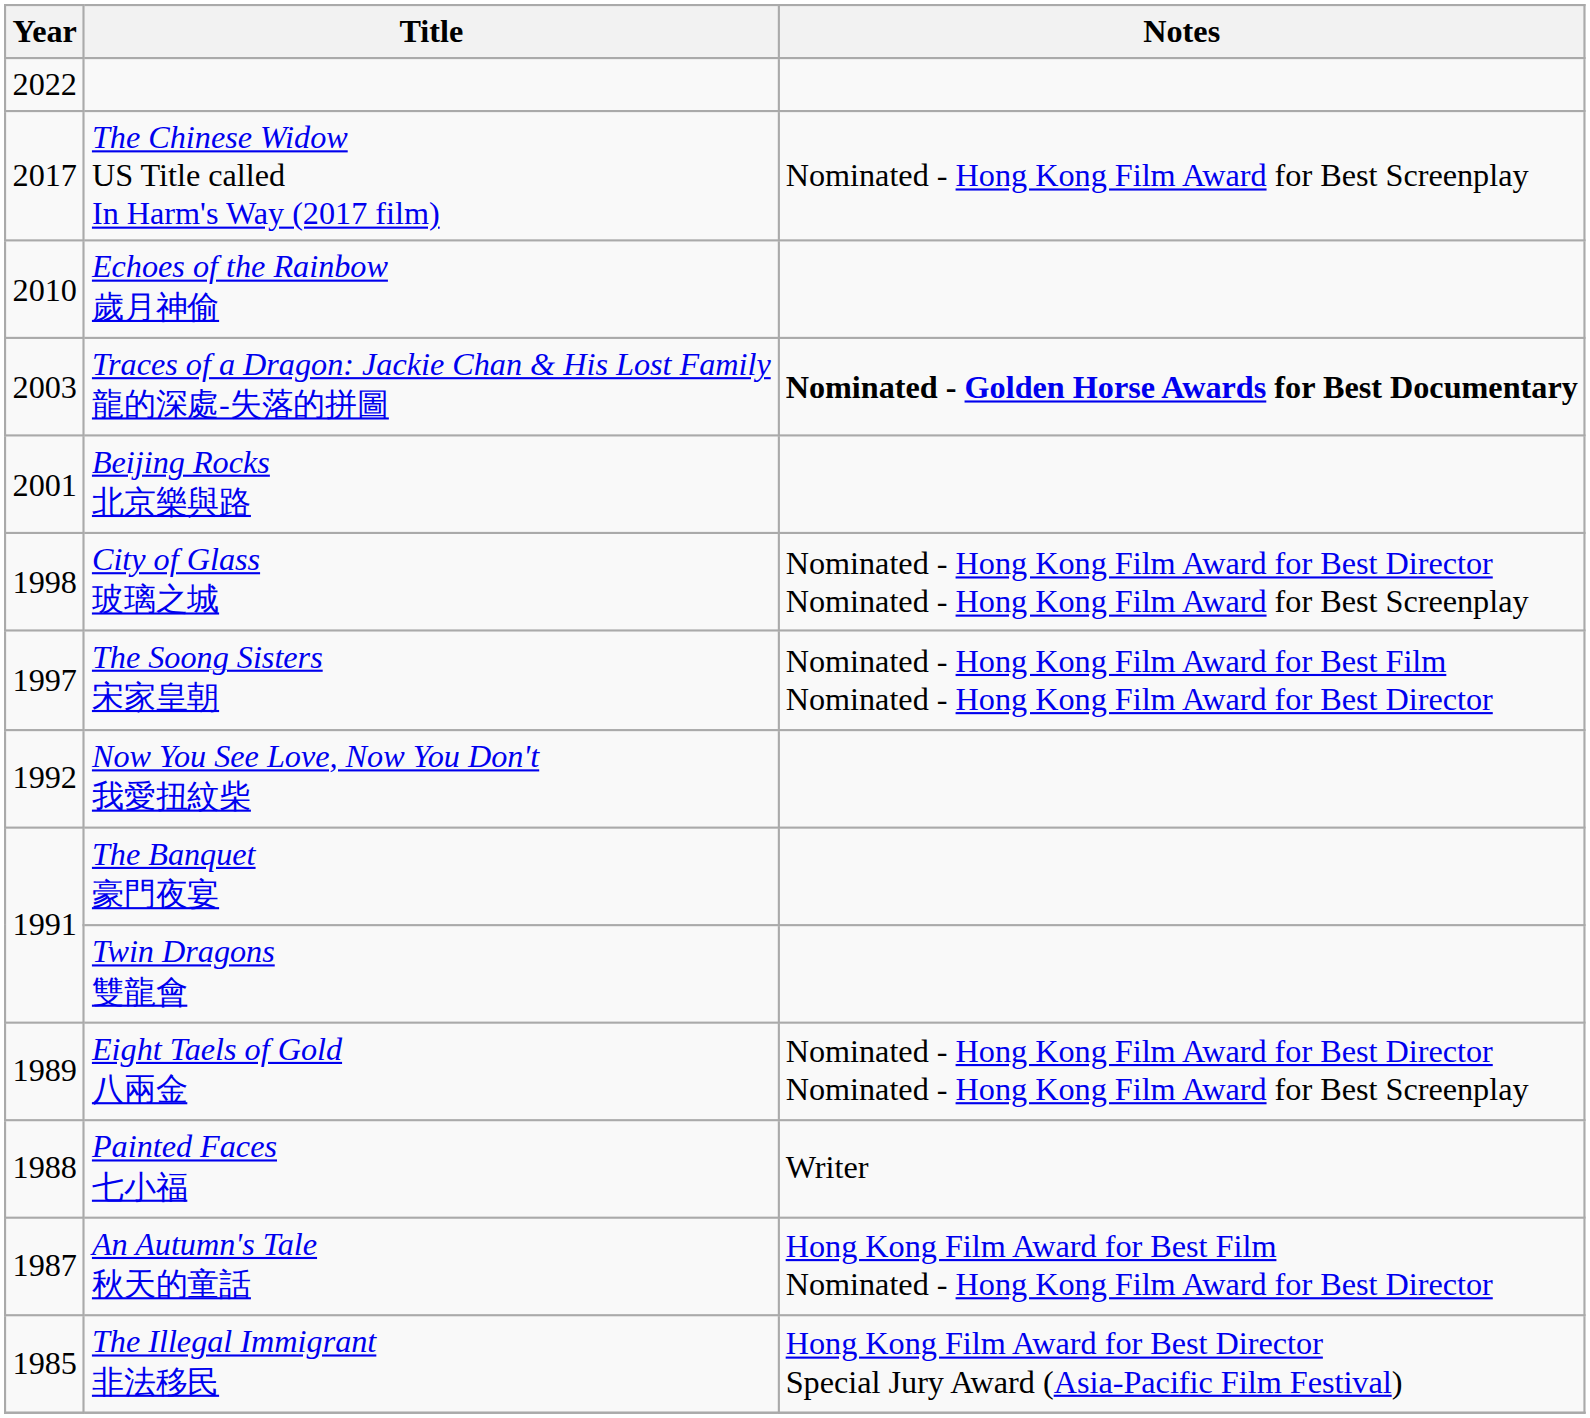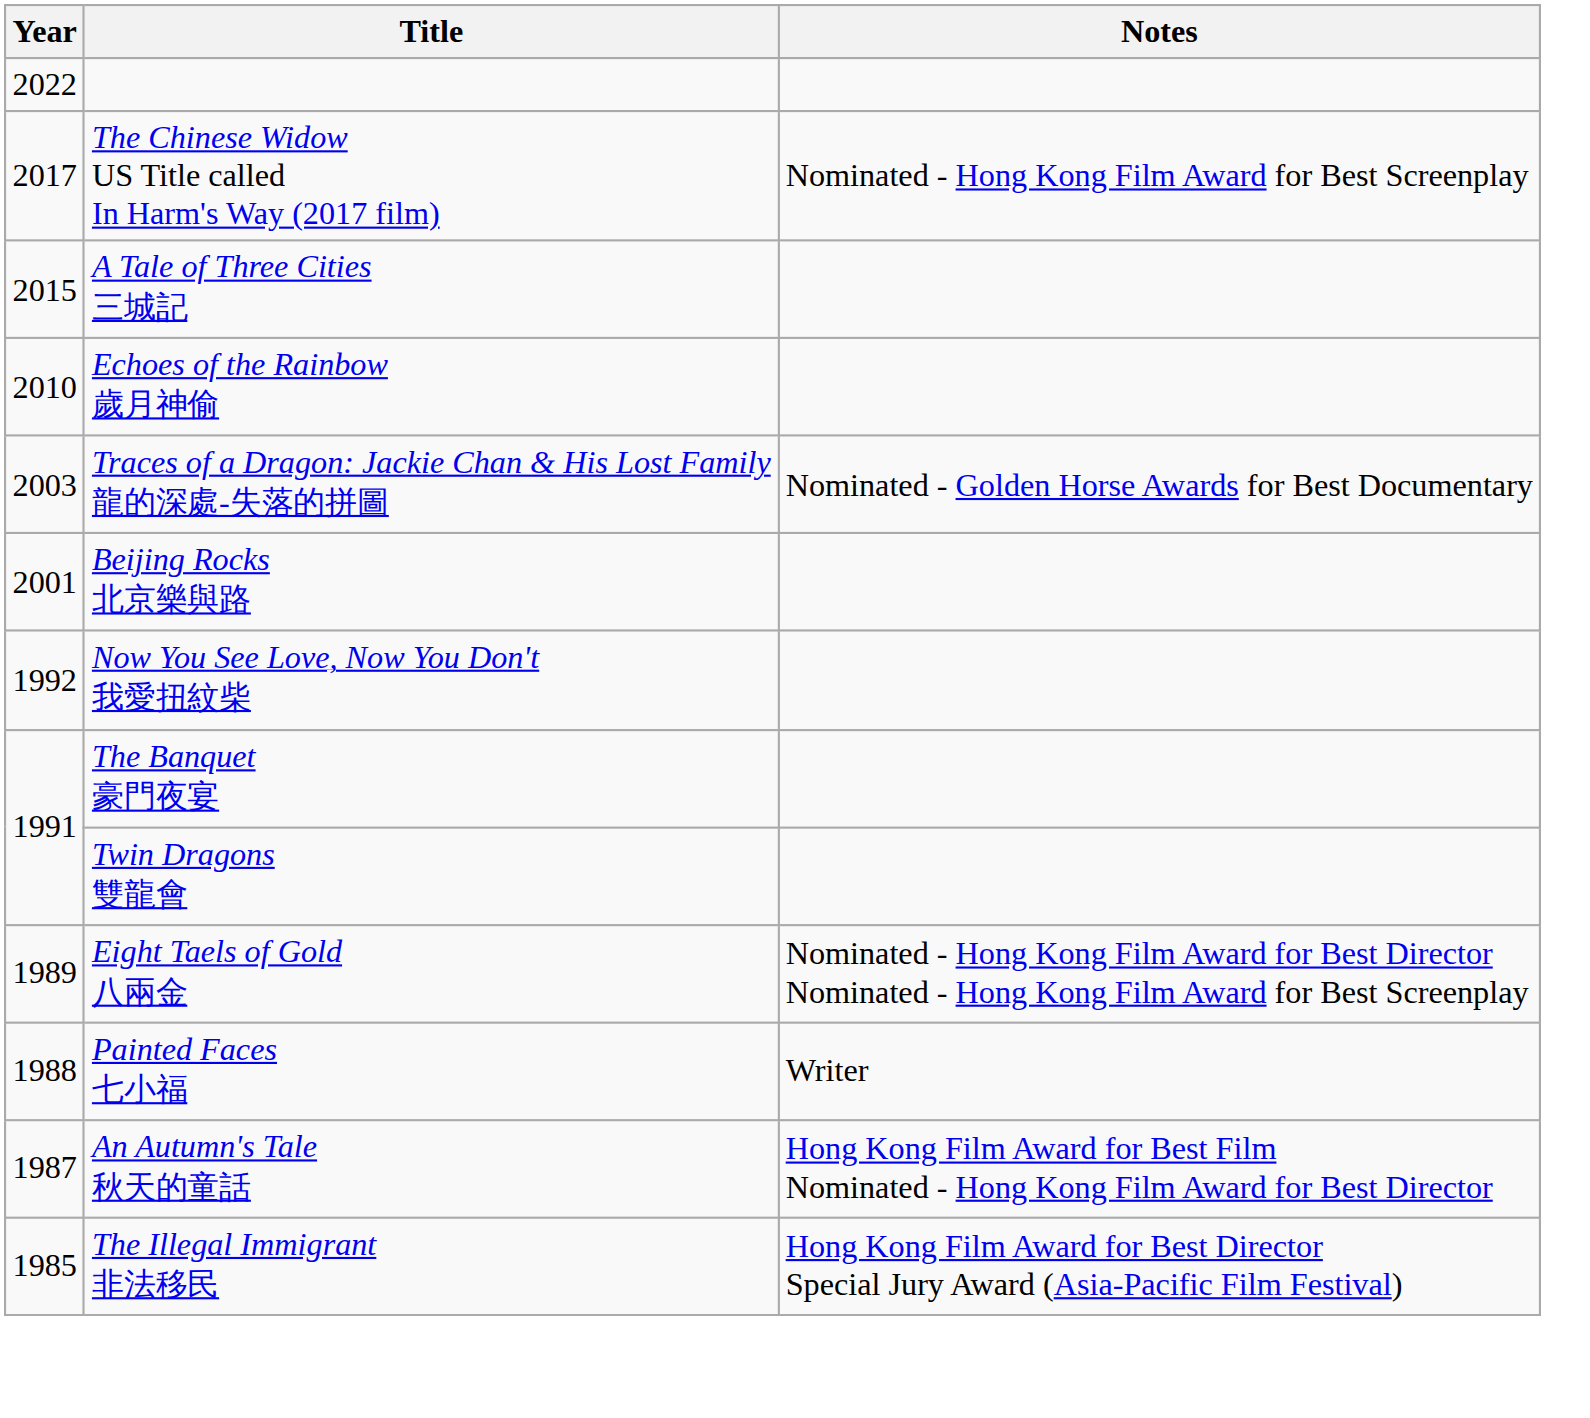+ row: (45, 289)
(1182, 386) bold -> (1159, 484) normal
- row: (45, 582)
- row: (45, 679)
